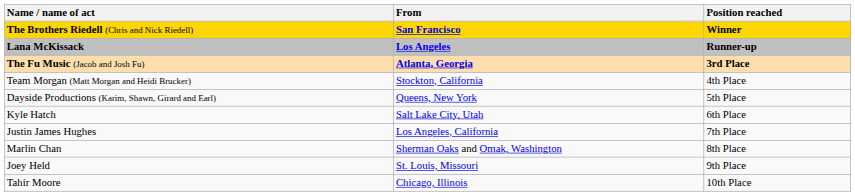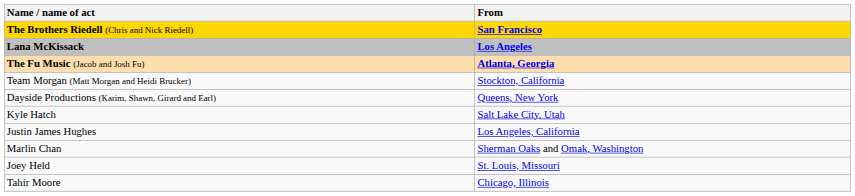- column: (744, 13)
